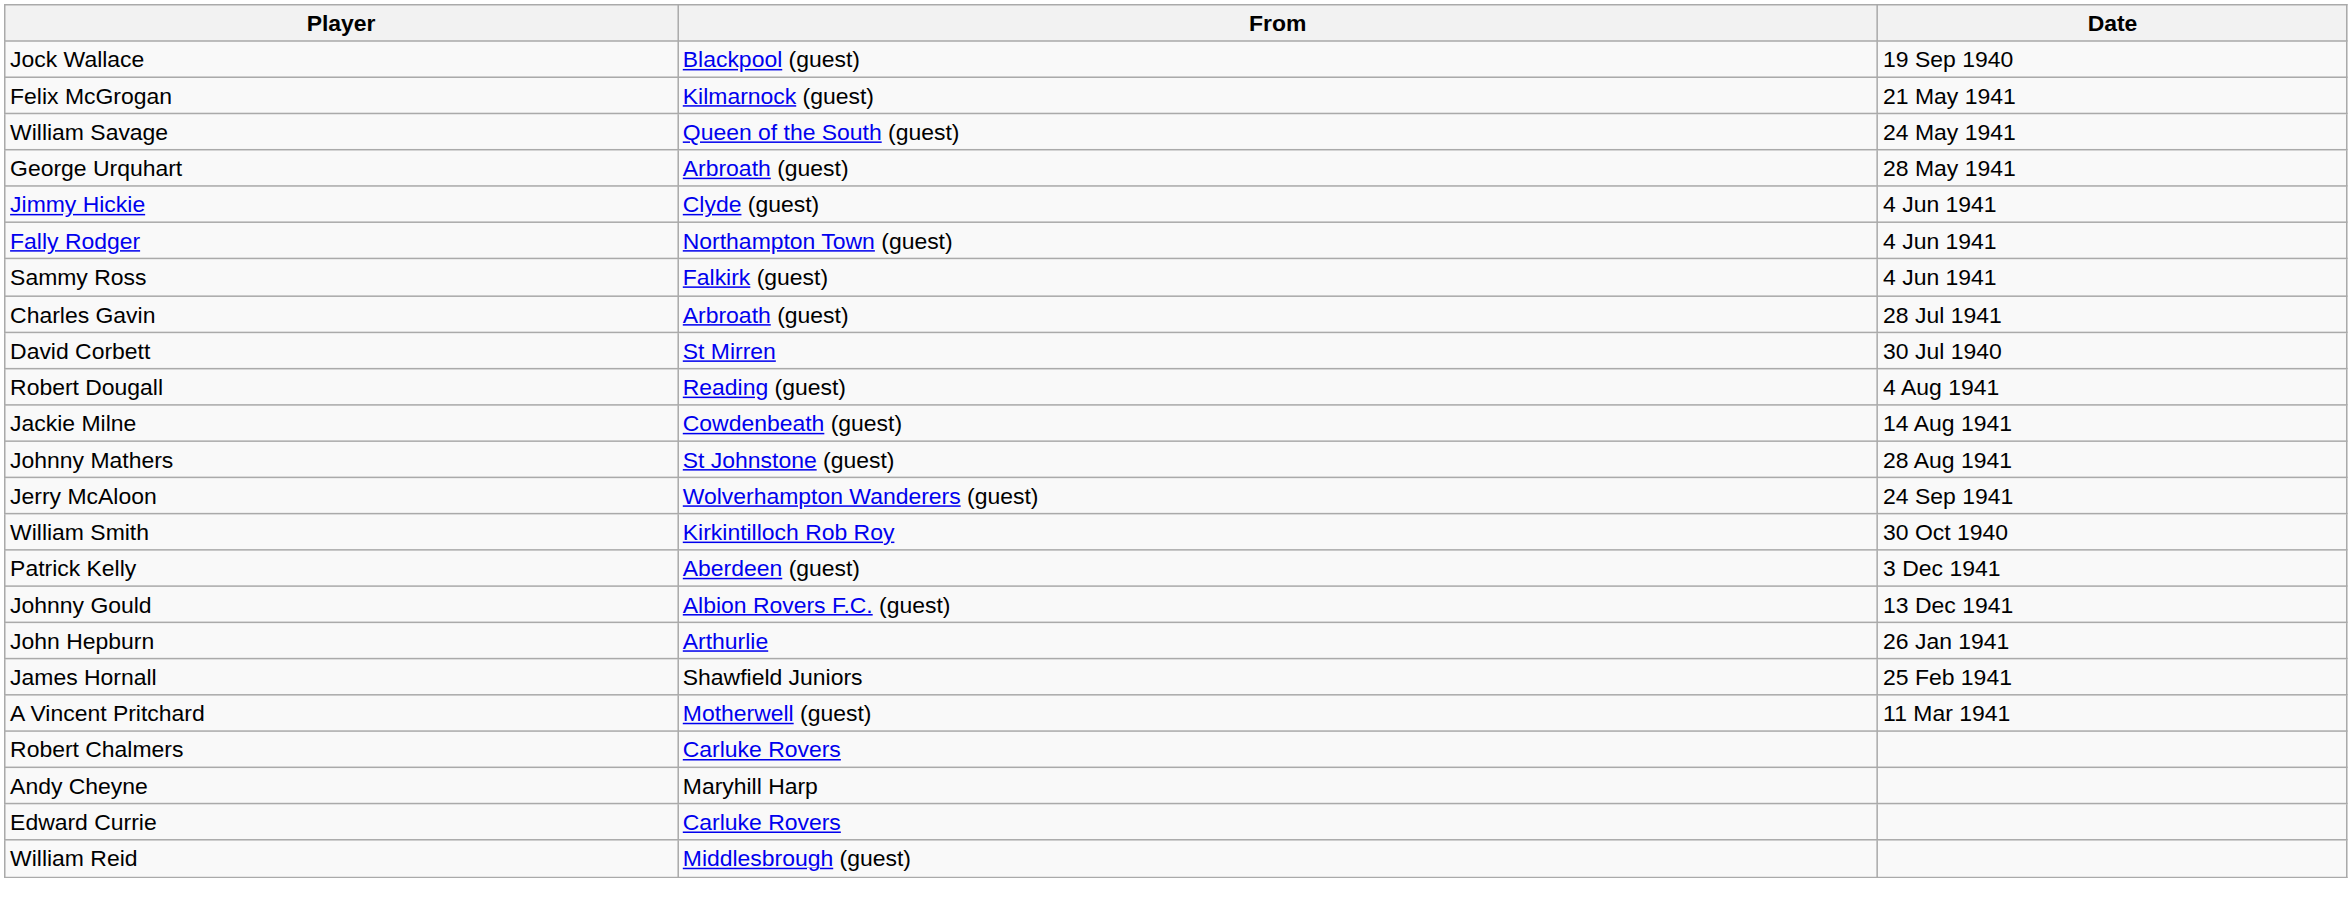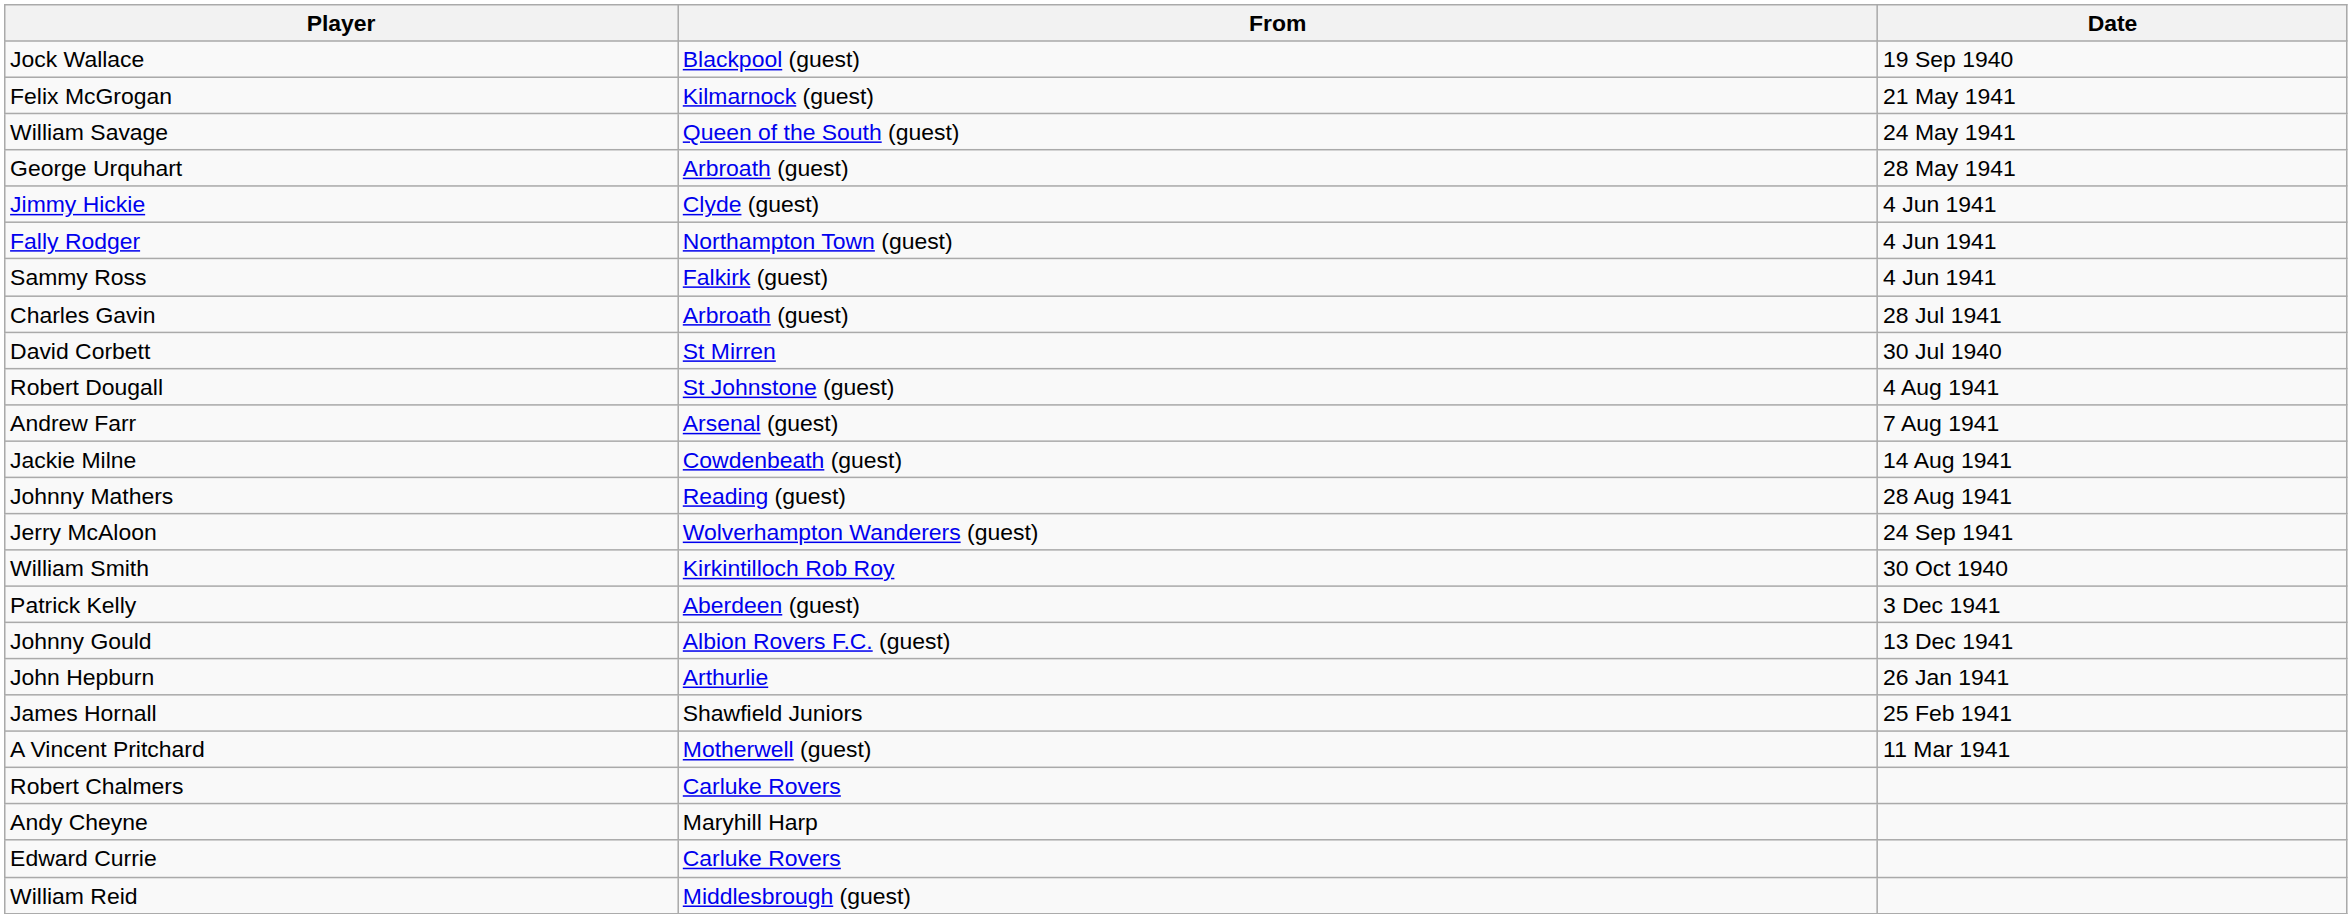(764, 386) Reading (guest) -> (789, 386) St Johnstone (guest)
+ row: (73, 423)
(789, 459) St Johnstone (guest) -> (764, 495) Reading (guest)
